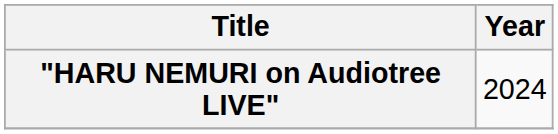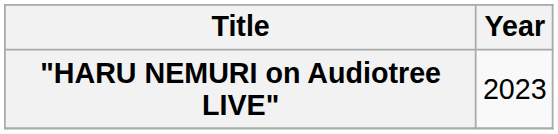(515, 88) 2024 -> (515, 88) 2023
